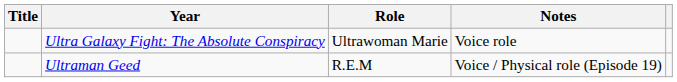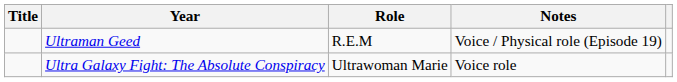rows swapped: (93, 64) <-> (185, 40)
